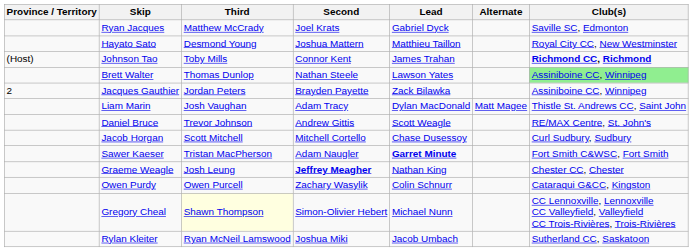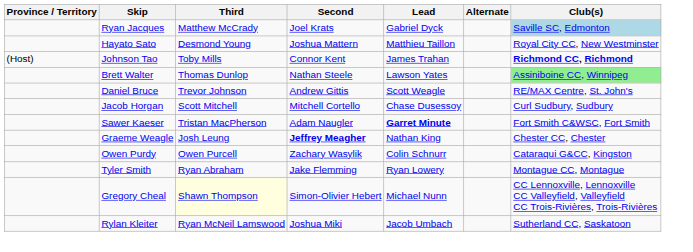(580, 28) no background -> (562, 28) lightblue background
- row: (140, 91)
- row: (126, 106)
+ row: (126, 169)
